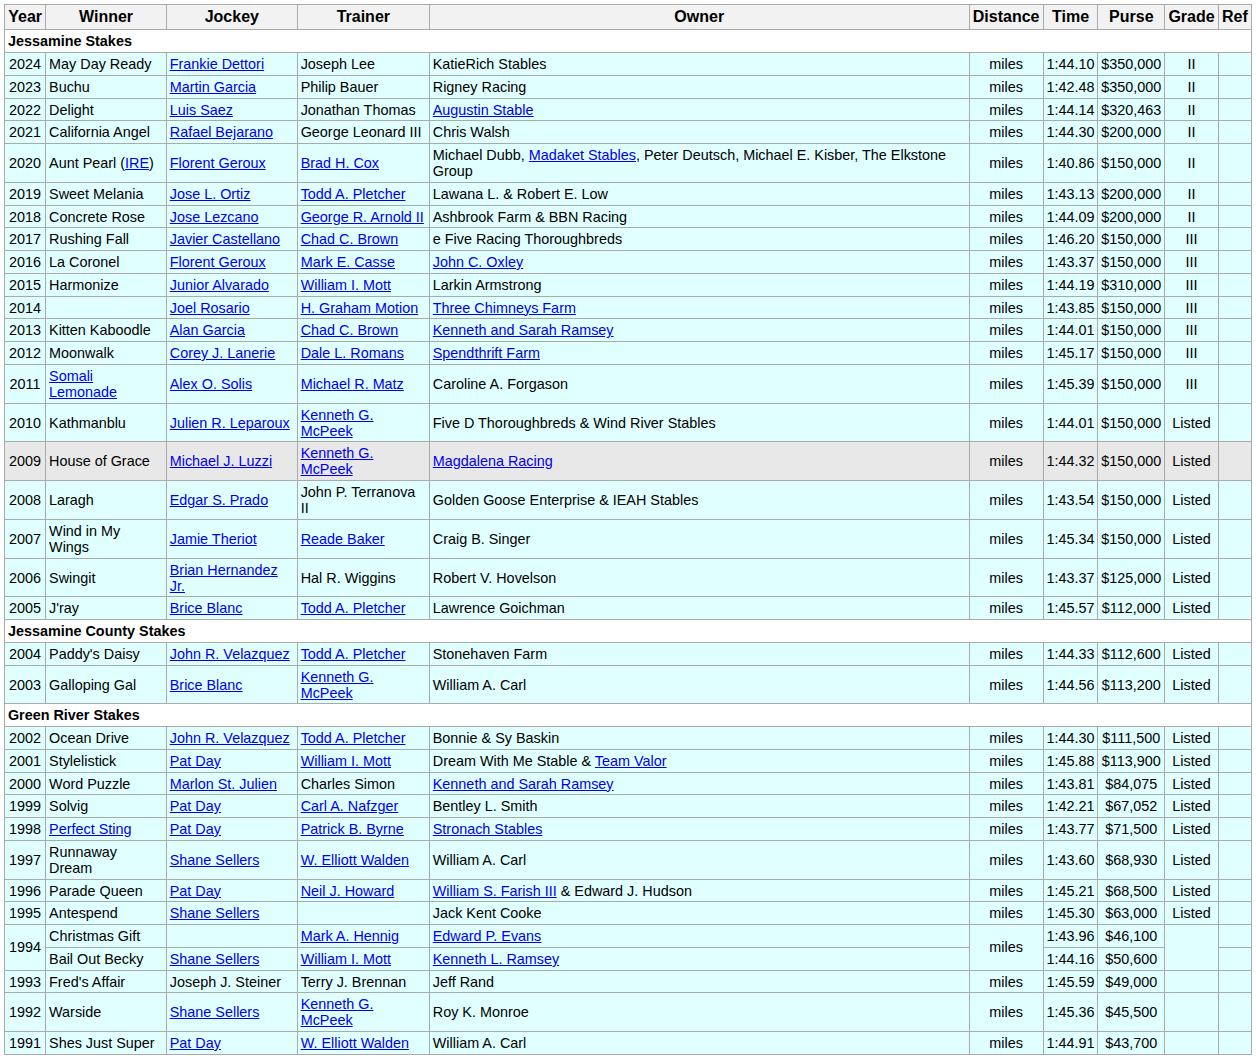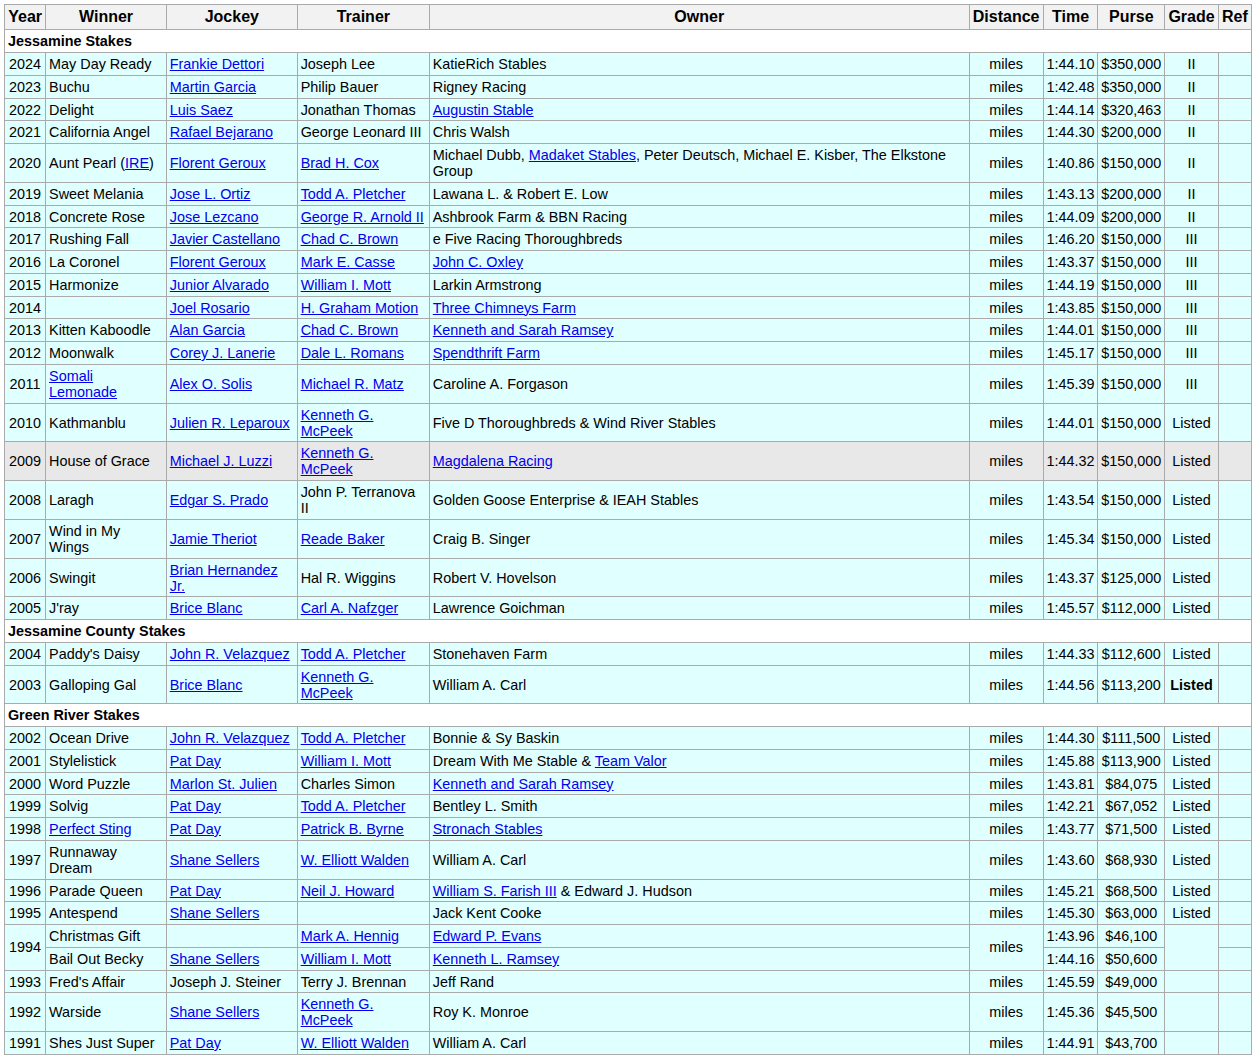(1131, 285) $310,000 -> (1131, 285) $150,000
(353, 608) Todd A. Pletcher -> (349, 608) Carl A. Nafzger
(1192, 684) normal -> (1191, 684) bold
(349, 806) Carl A. Nafzger -> (353, 806) Todd A. Pletcher
